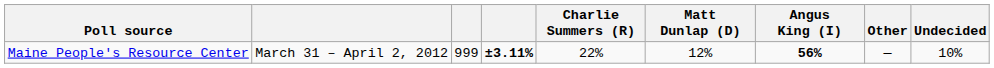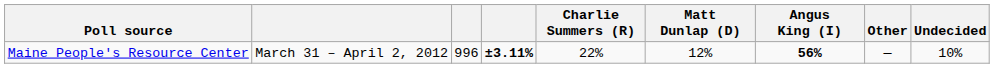(466, 53) 999 -> (466, 53) 996
